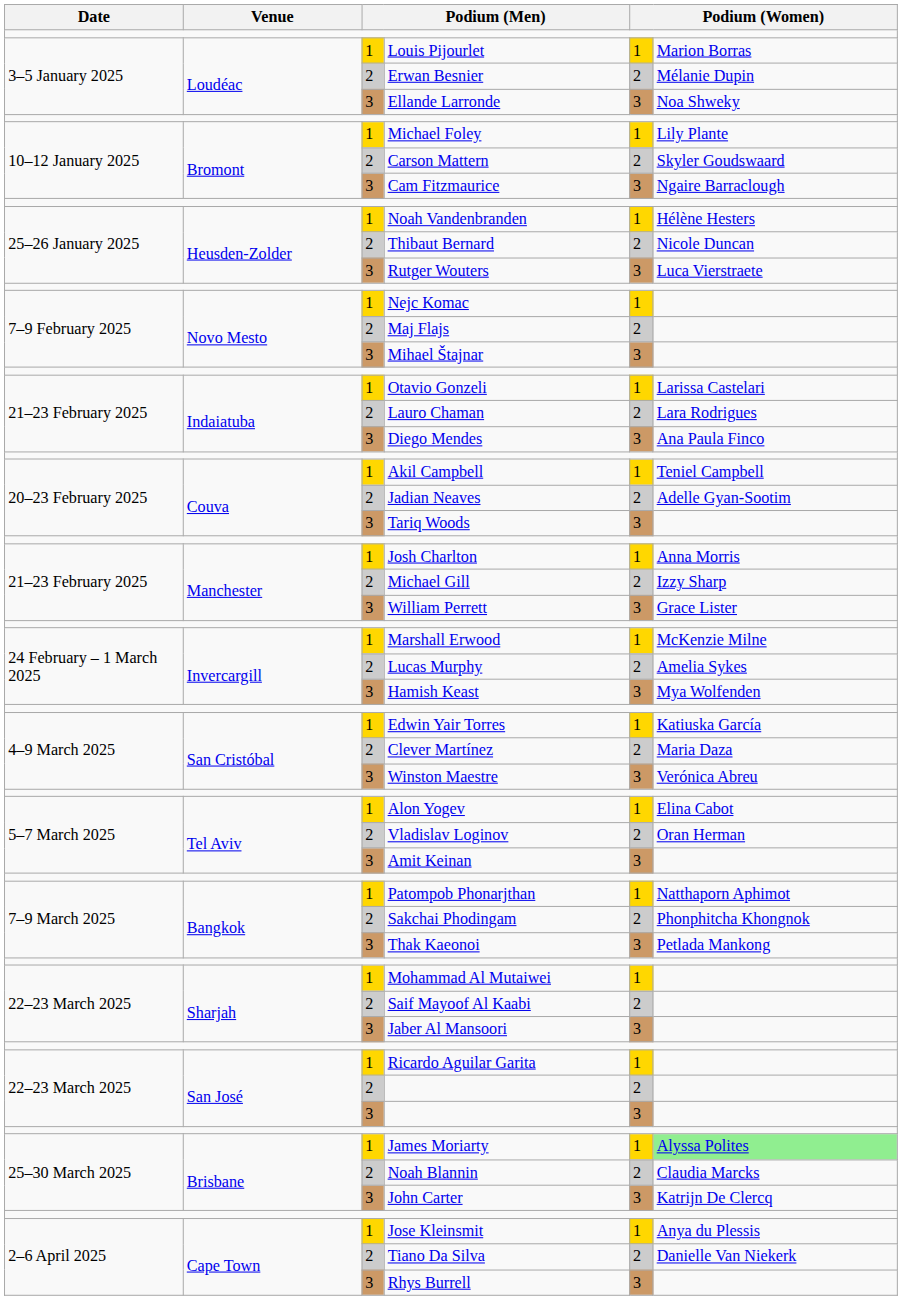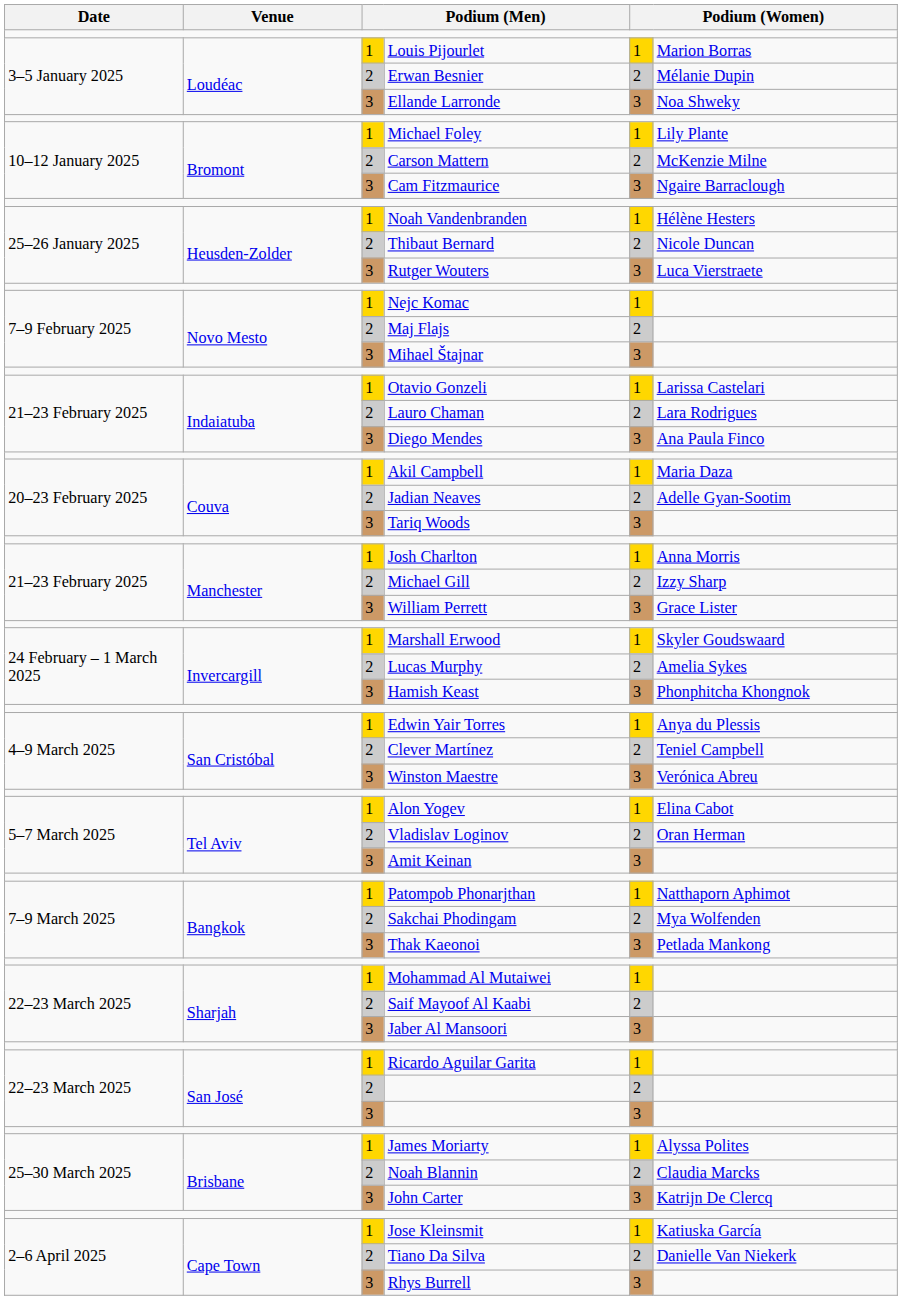(721, 160) Skyler Goudswaard -> (712, 160) McKenzie Milne
(710, 472) Teniel Campbell -> (695, 472) Maria Daza
(712, 640) McKenzie Milne -> (721, 640) Skyler Goudswaard
(709, 691) Mya Wolfenden -> (733, 691) Phonphitcha Khongnok
(709, 725) Katiuska García -> (708, 725) Anya du Plessis
(695, 750) Maria Daza -> (710, 750) Teniel Campbell
(733, 919) Phonphitcha Khongnok -> (709, 919) Mya Wolfenden
(703, 1146) lightgreen background -> (703, 1146) no background
(708, 1231) Anya du Plessis -> (709, 1231) Katiuska García
